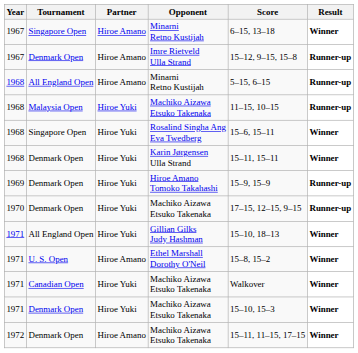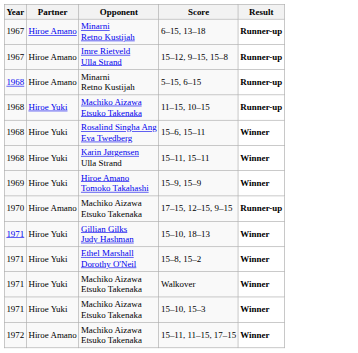- column: (61, 12)
(324, 32) Winner -> (261, 32) Runner-up
(330, 183) Runner-up -> (255, 183) Winner
(117, 209) Hiroe Yuki -> (53, 209) Hiroe Amano
(122, 259) Hiroe Amano -> (48, 259) Hiroe Yuki
